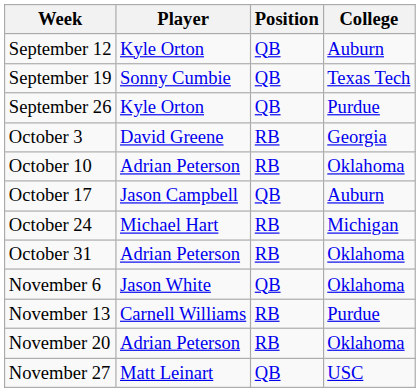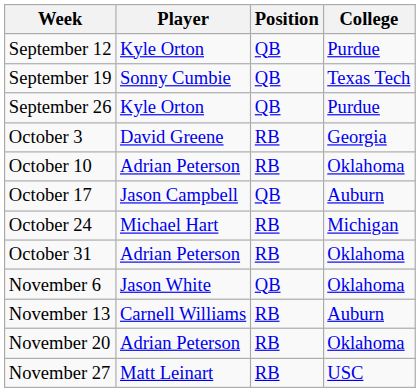(356, 48) Auburn -> (354, 48) Purdue
(354, 313) Purdue -> (356, 313) Auburn
(268, 372) QB -> (267, 372) RB
